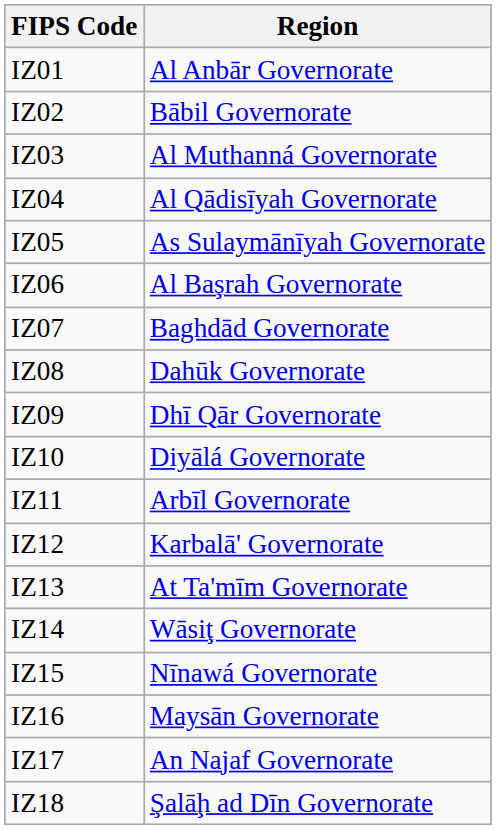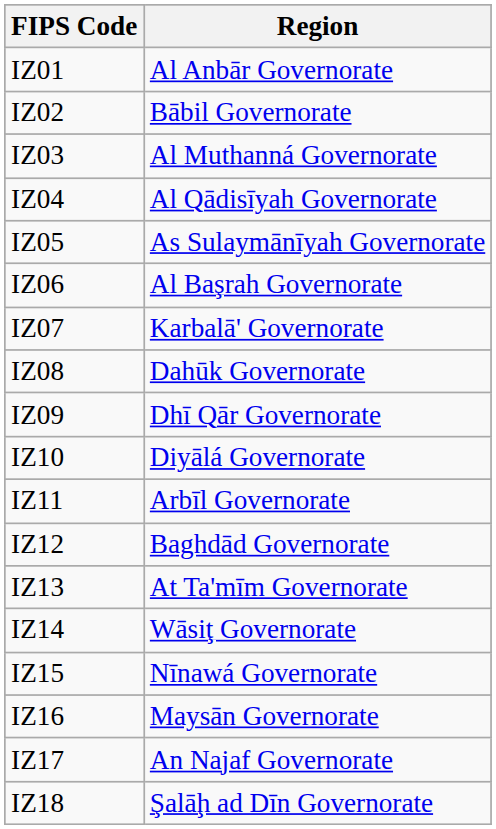(270, 328) Baghdād Governorate -> (267, 328) Karbalā' Governorate
(267, 543) Karbalā' Governorate -> (270, 543) Baghdād Governorate
